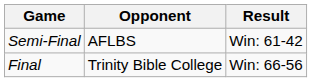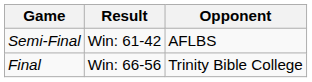columns swapped: (155, 16) <-> (266, 16)
